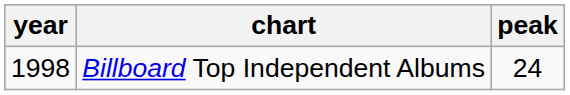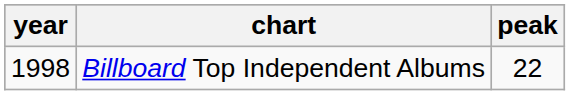(527, 67) 24 -> (527, 67) 22
